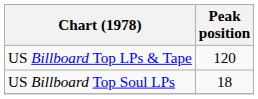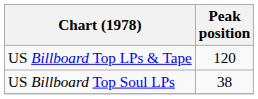(225, 81) 18 -> (225, 81) 38
